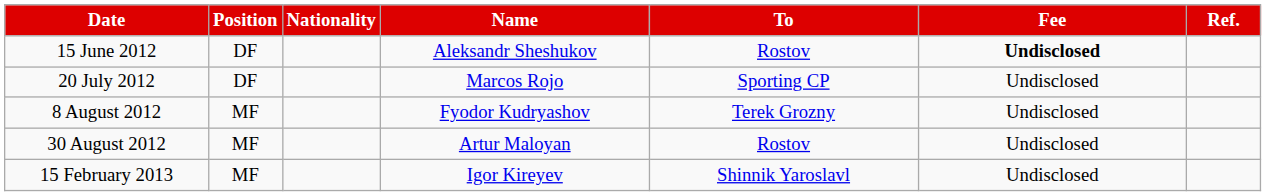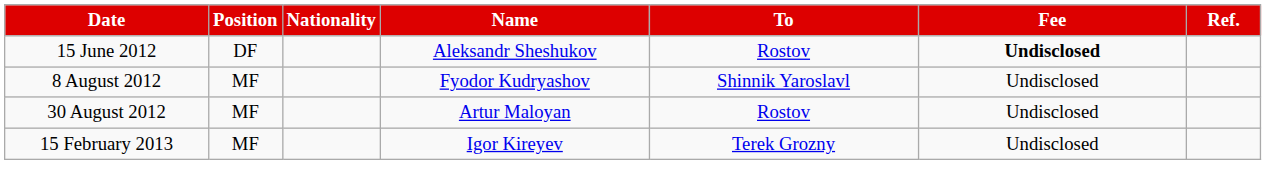- row: (107, 82)
(784, 112) Terek Grozny -> (784, 82) Shinnik Yaroslavl
(784, 174) Shinnik Yaroslavl -> (784, 143) Terek Grozny
